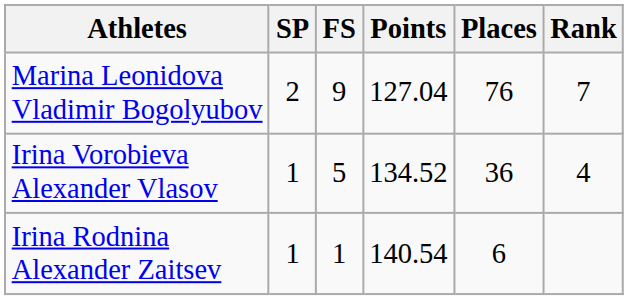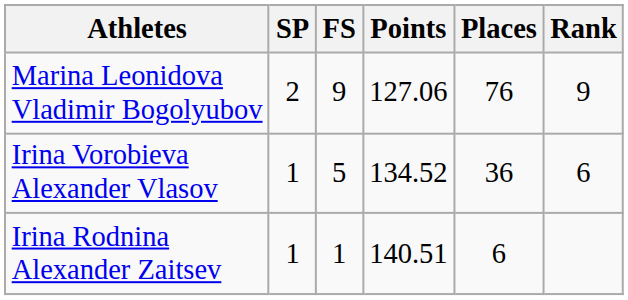(408, 92) 127.04 -> (408, 92) 127.06
(584, 92) 7 -> (584, 92) 9
(584, 172) 4 -> (584, 172) 6
(408, 253) 140.54 -> (408, 253) 140.51
